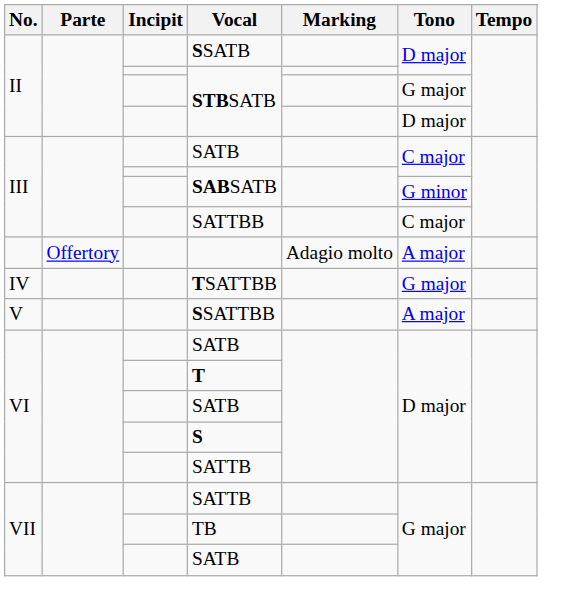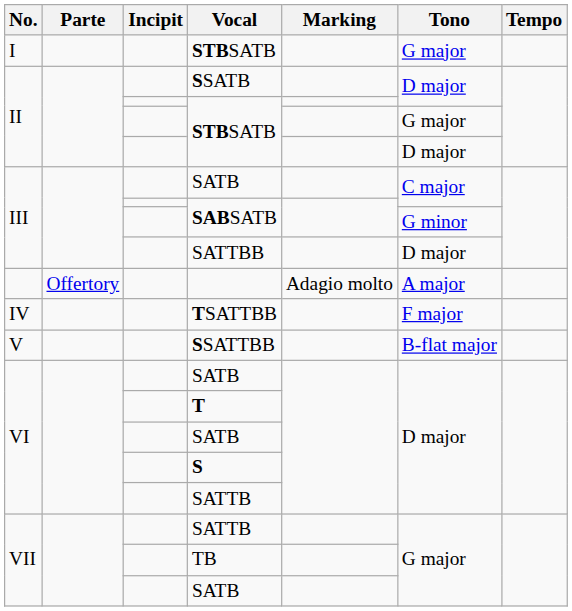+ row: (12, 50)
(433, 221) C major -> (434, 252) D major
(434, 283) G major -> (432, 314) F major
(433, 314) A major -> (449, 344) B-flat major
